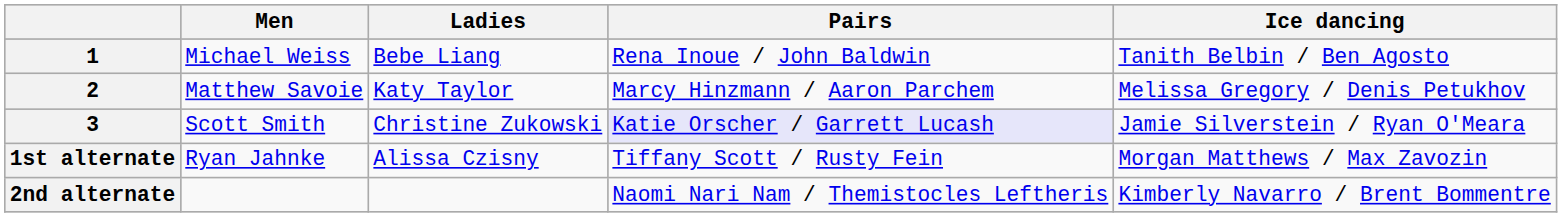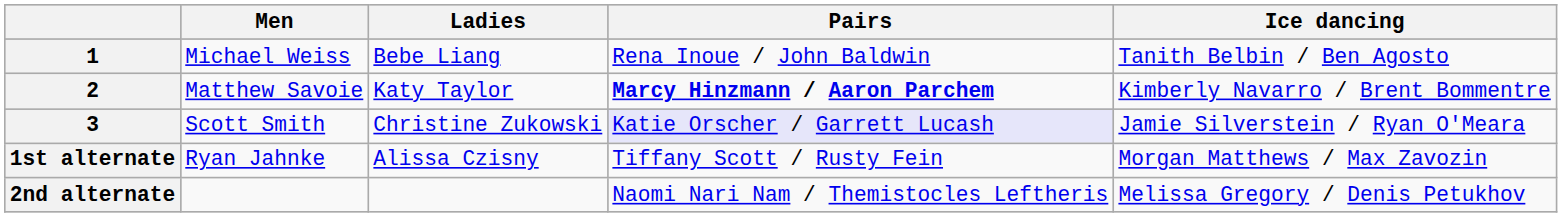(803, 91) normal -> (803, 91) bold
(1322, 91) Melissa Gregory / Denis Petukhov -> (1335, 91) Kimberly Navarro / Brent Bommentre
(1335, 195) Kimberly Navarro / Brent Bommentre -> (1322, 195) Melissa Gregory / Denis Petukhov
